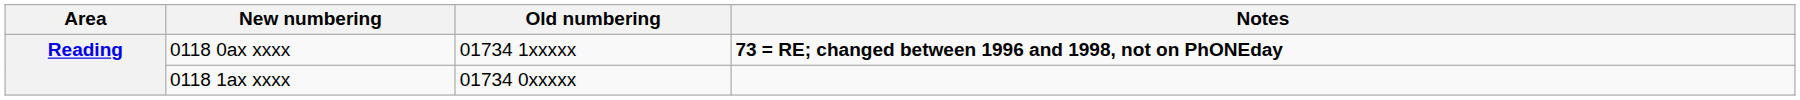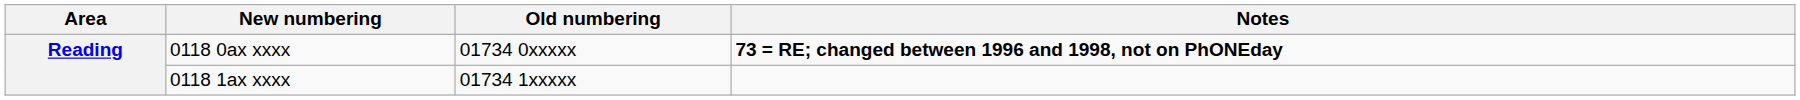(518, 49) 01734 1xxxxx -> (518, 49) 01734 0xxxxx
(518, 79) 01734 0xxxxx -> (518, 79) 01734 1xxxxx
